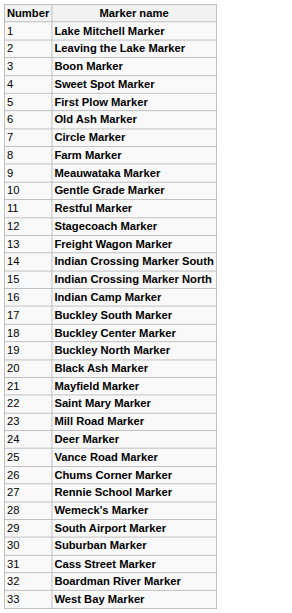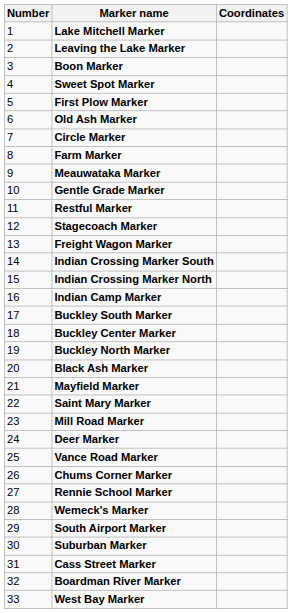+ column: (252, 13)
